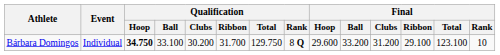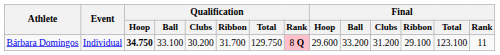(297, 43) no background -> (297, 43) pink background
(482, 43) 10 -> (482, 43) 11
